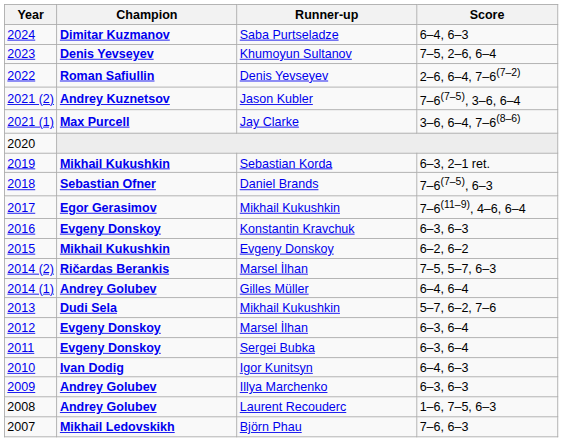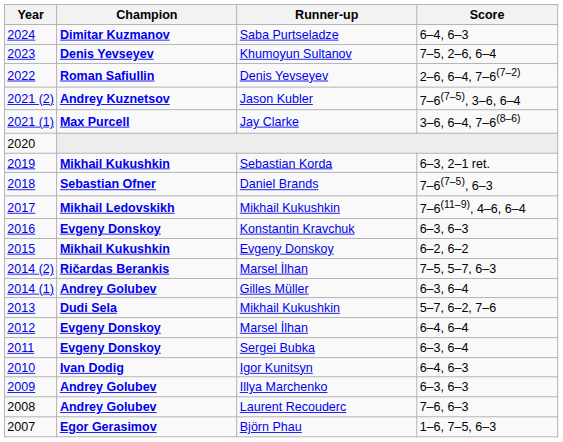(108, 208) Egor Gerasimov -> (117, 208) Mikhail Ledovskikh
(444, 289) 6–4, 6–4 -> (444, 289) 6–3, 6–4
(444, 328) 6–3, 6–4 -> (444, 328) 6–4, 6–4
(458, 407) 1–6, 7–5, 6–3 -> (444, 407) 7–6, 6–3
(117, 427) Mikhail Ledovskikh -> (108, 427) Egor Gerasimov
(444, 427) 7–6, 6–3 -> (458, 427) 1–6, 7–5, 6–3
